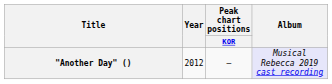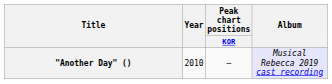(194, 63) 2012 -> (194, 63) 2010
